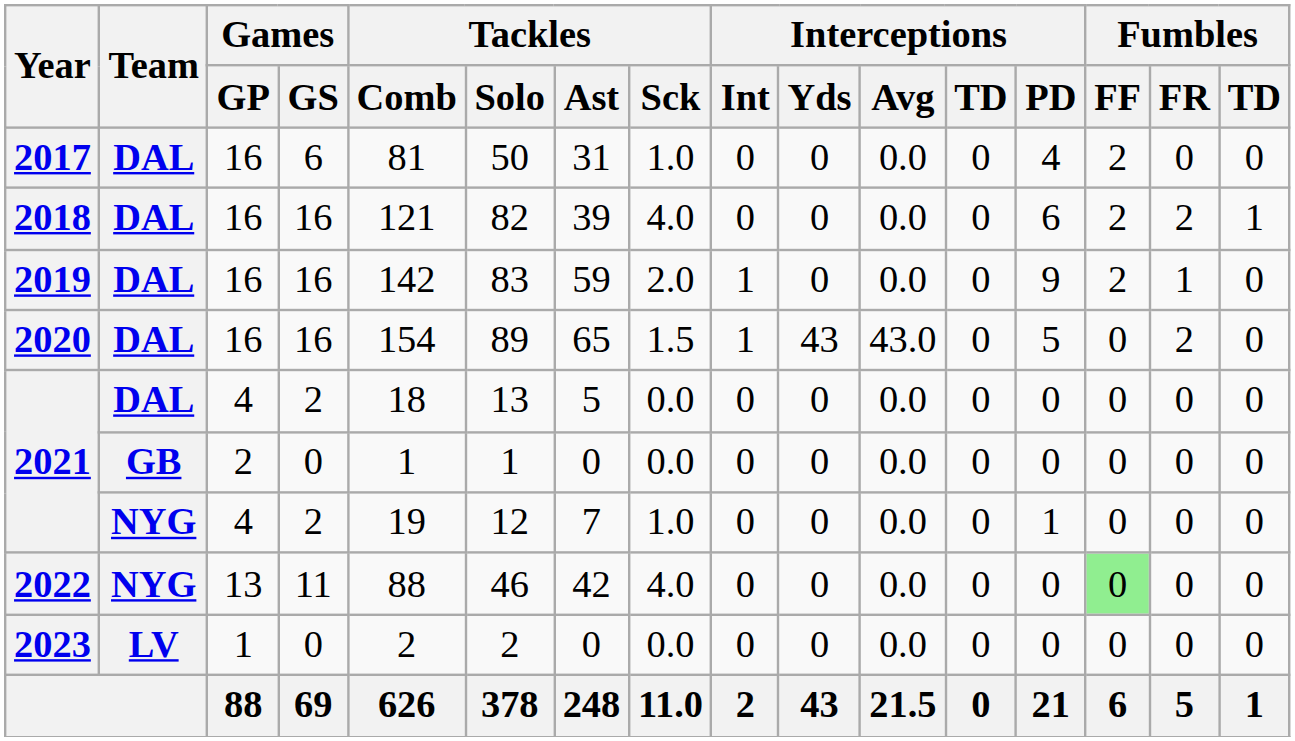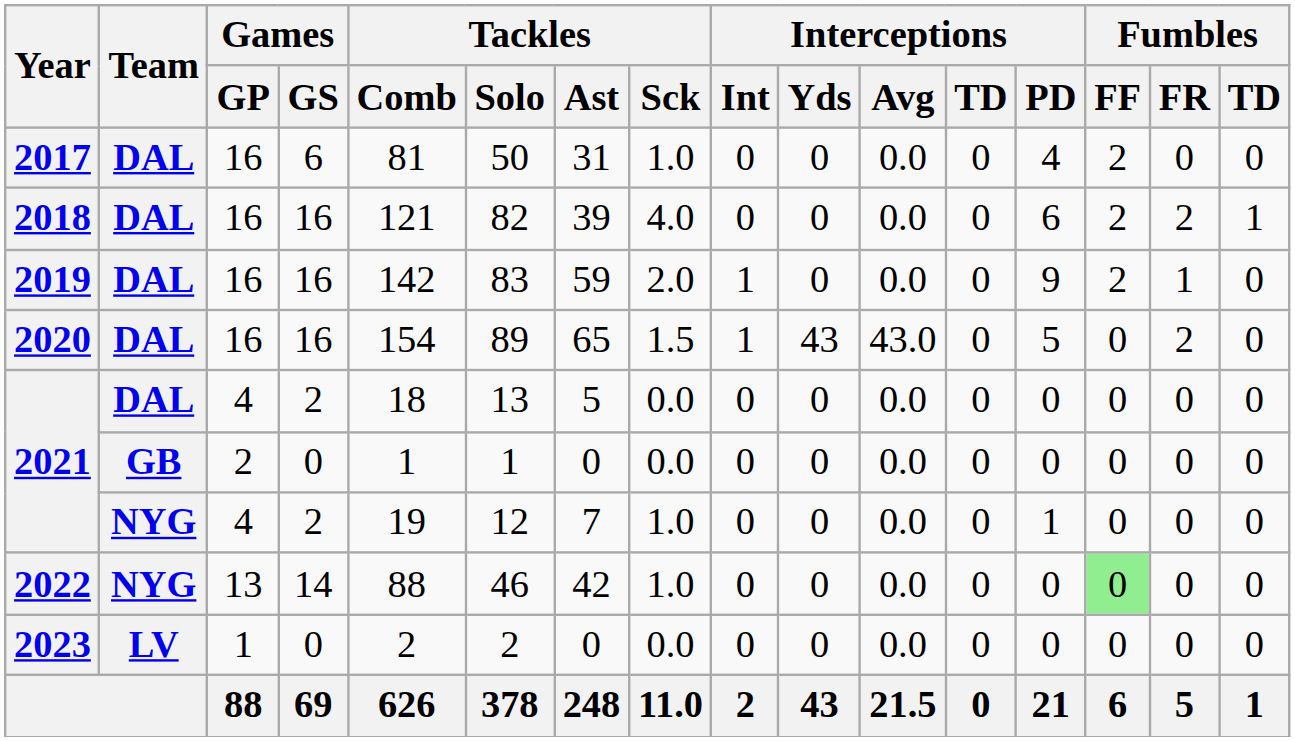(313, 583) 11 -> (313, 583) 14
(670, 583) 4.0 -> (670, 583) 1.0
